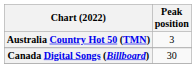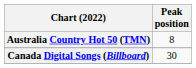(172, 39) 3 -> (172, 39) 8
